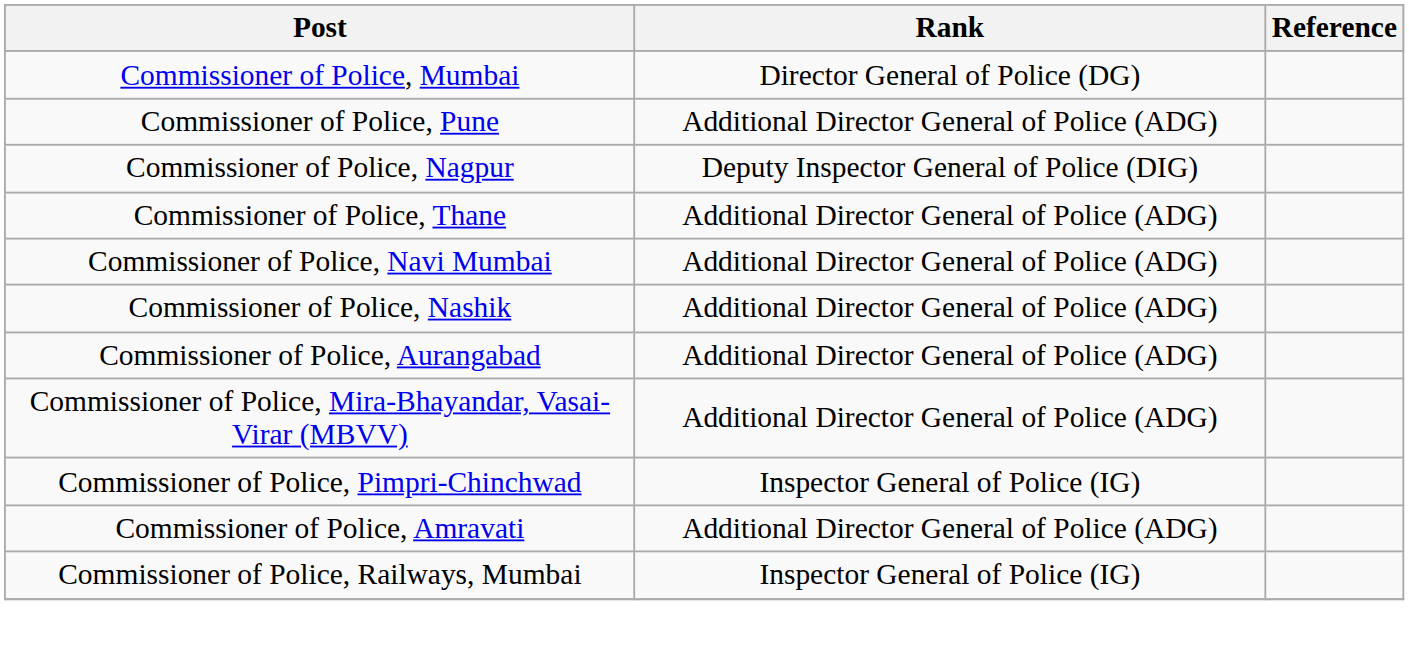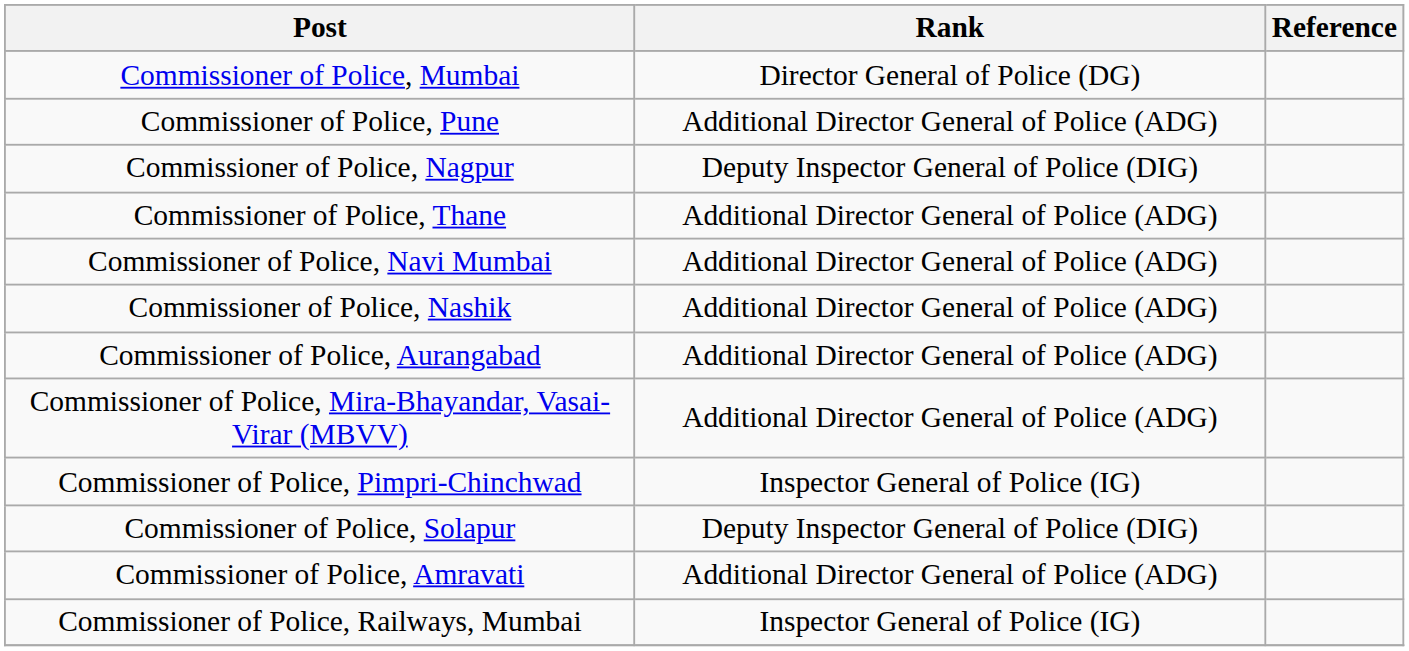+ row: (320, 527)
